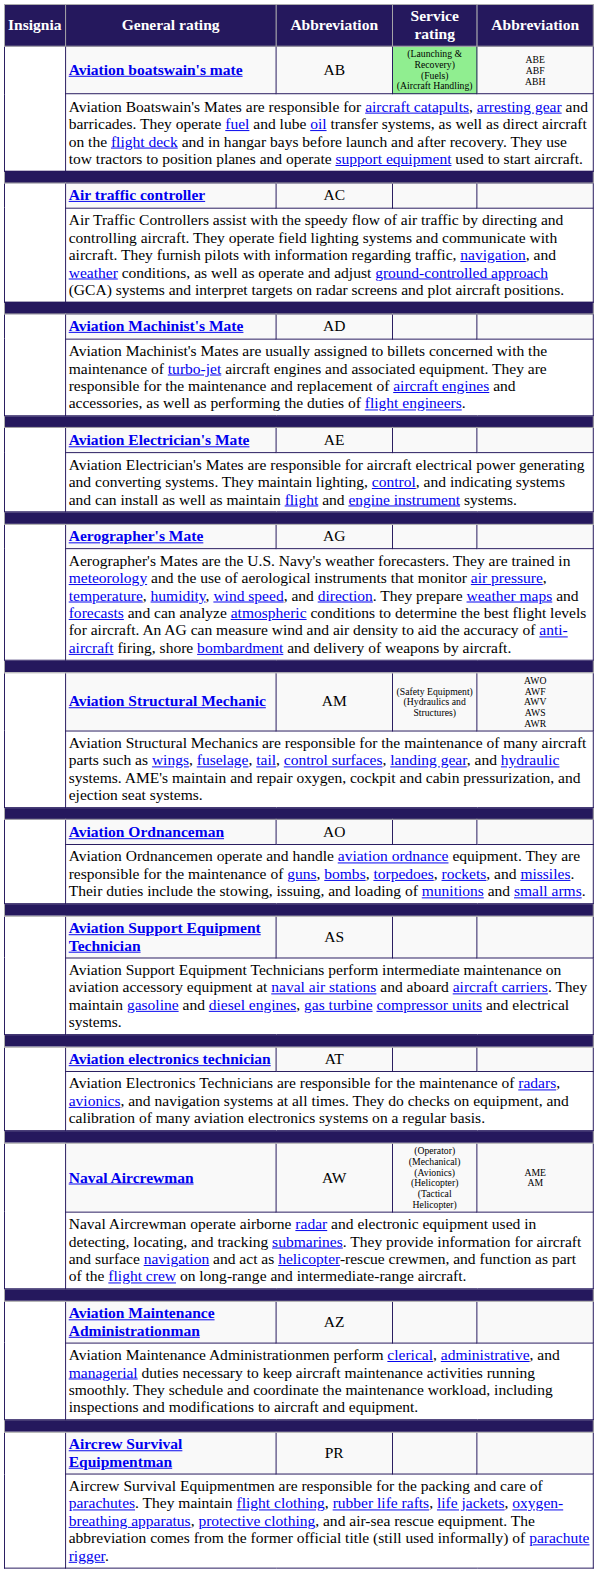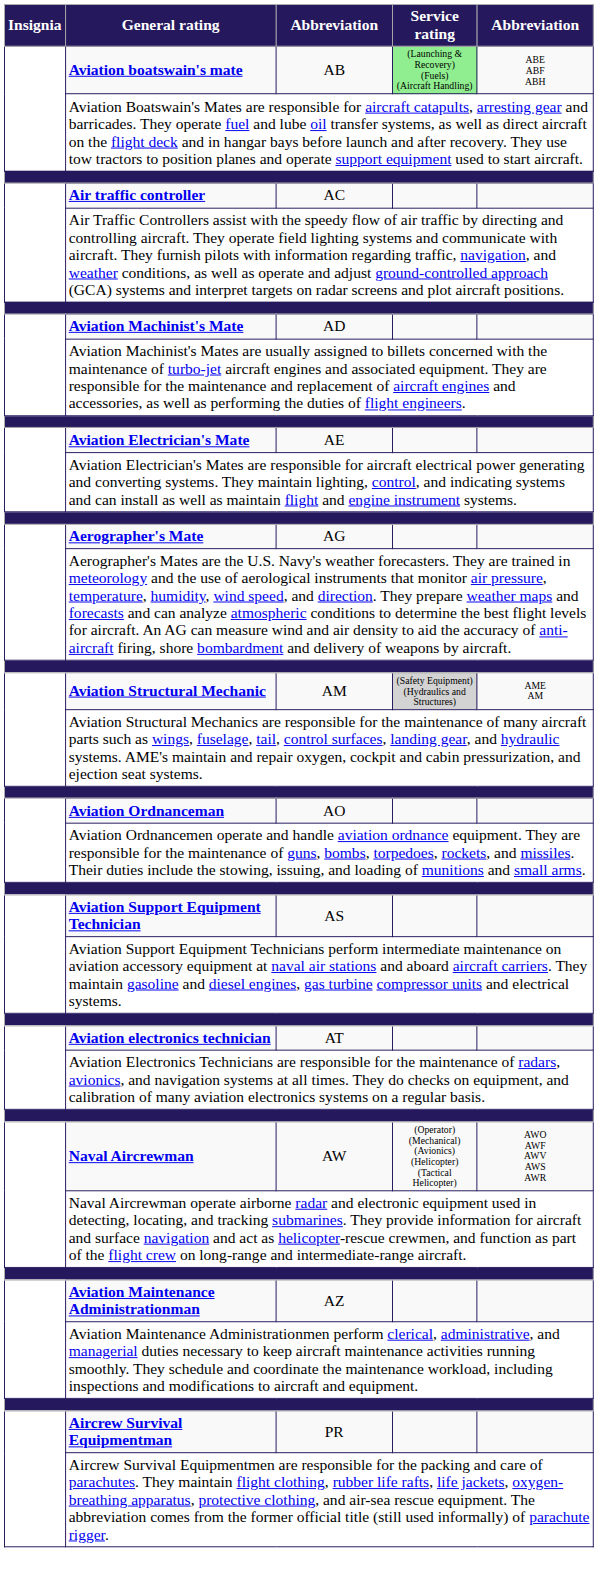(435, 702) no background -> (435, 691) lightgrey background
(535, 702) AWO AWF AWV AWS AWR -> (535, 691) AME AM
(535, 1177) AME AM -> (535, 1156) AWO AWF AWV AWS AWR
